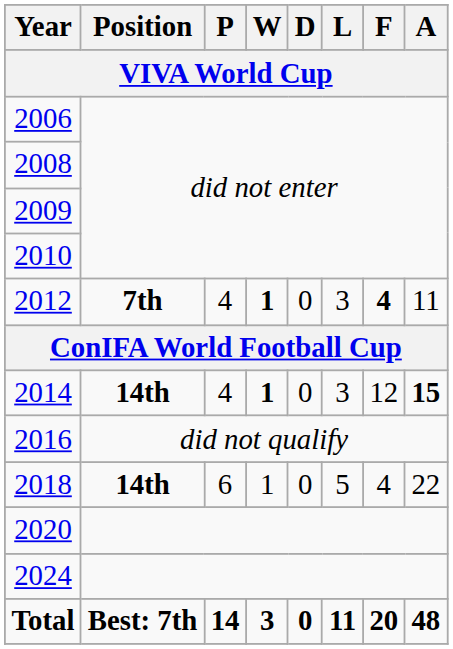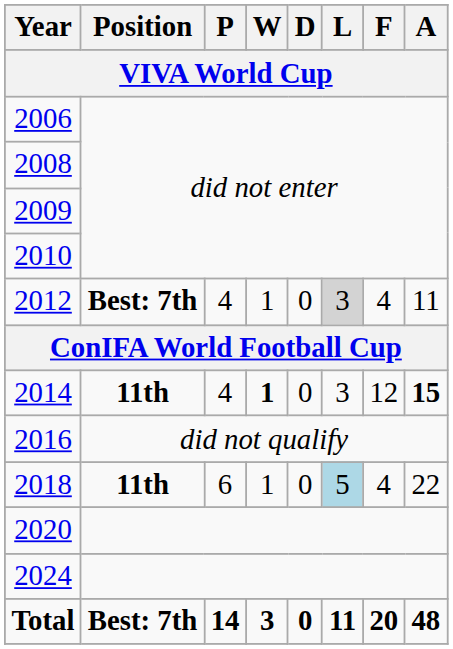(143, 301) 7th -> (143, 301) Best: 7th
(267, 301) bold -> (267, 301) normal
(343, 301) no background -> (343, 301) lightgrey background
(384, 301) bold -> (384, 301) normal
(143, 392) 14th -> (143, 392) 11th
(143, 484) 14th -> (143, 484) 11th
(343, 484) no background -> (343, 484) lightblue background
